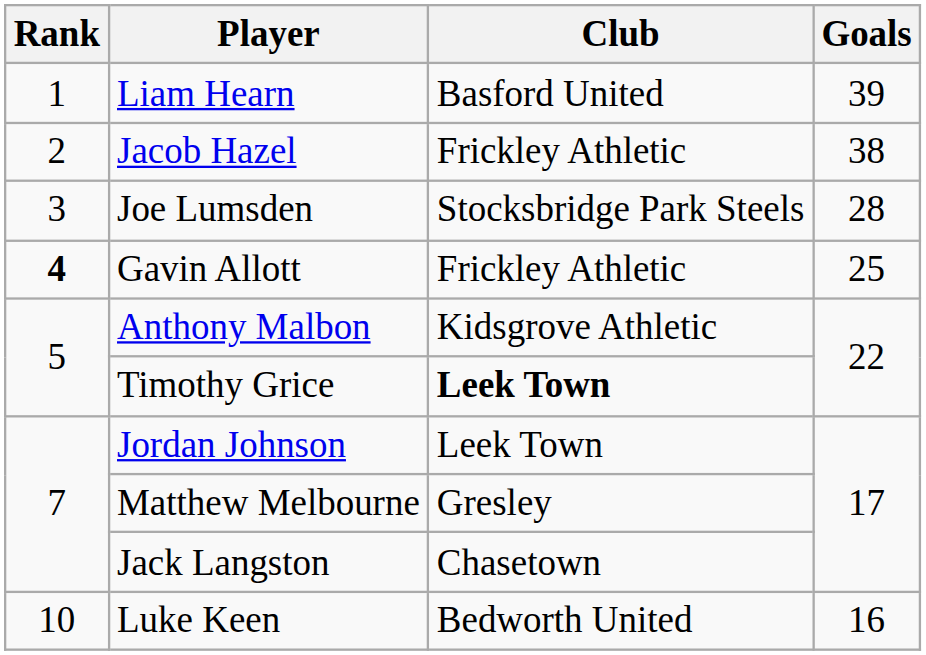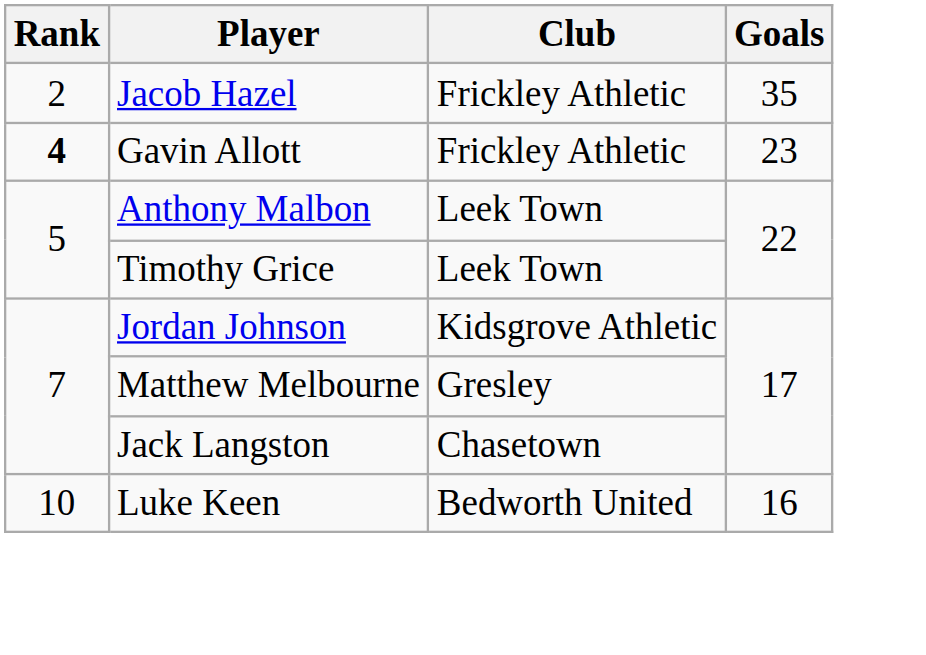- row: (206, 92)
(867, 151) 38 -> (779, 92) 35
- row: (215, 209)
(867, 268) 25 -> (779, 151) 23
(577, 326) Kidsgrove Athletic -> (520, 209) Leek Town
(524, 385) bold -> (520, 268) normal
(520, 444) Leek Town -> (577, 326) Kidsgrove Athletic
